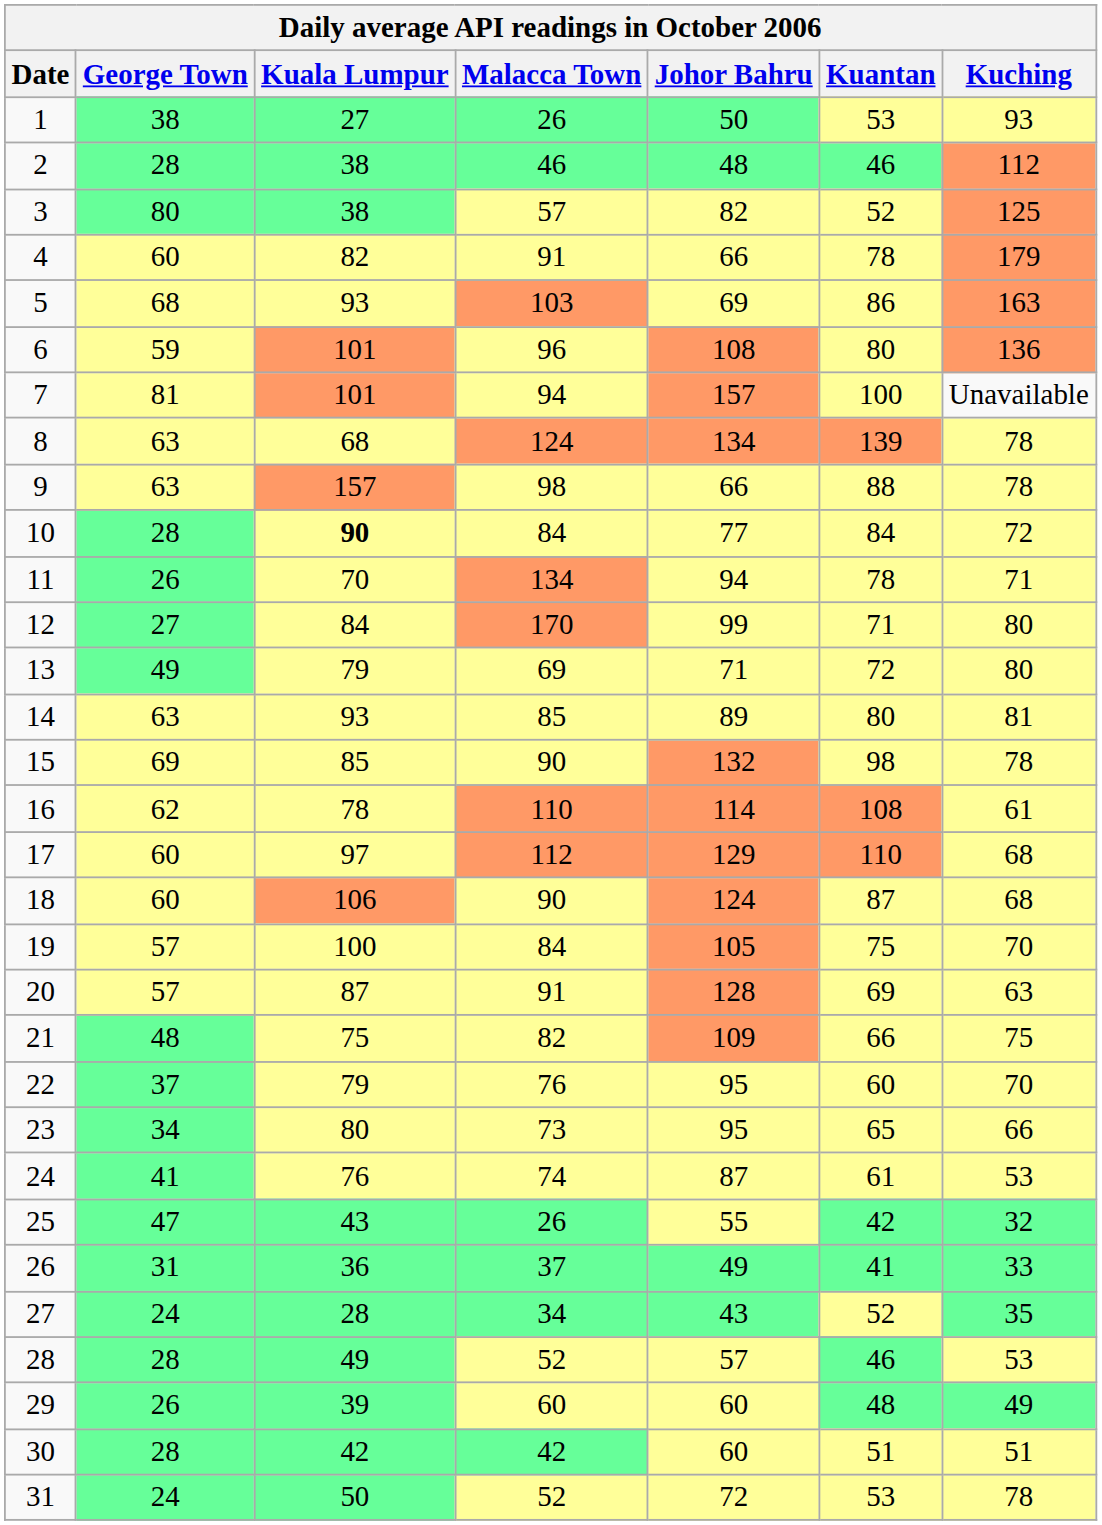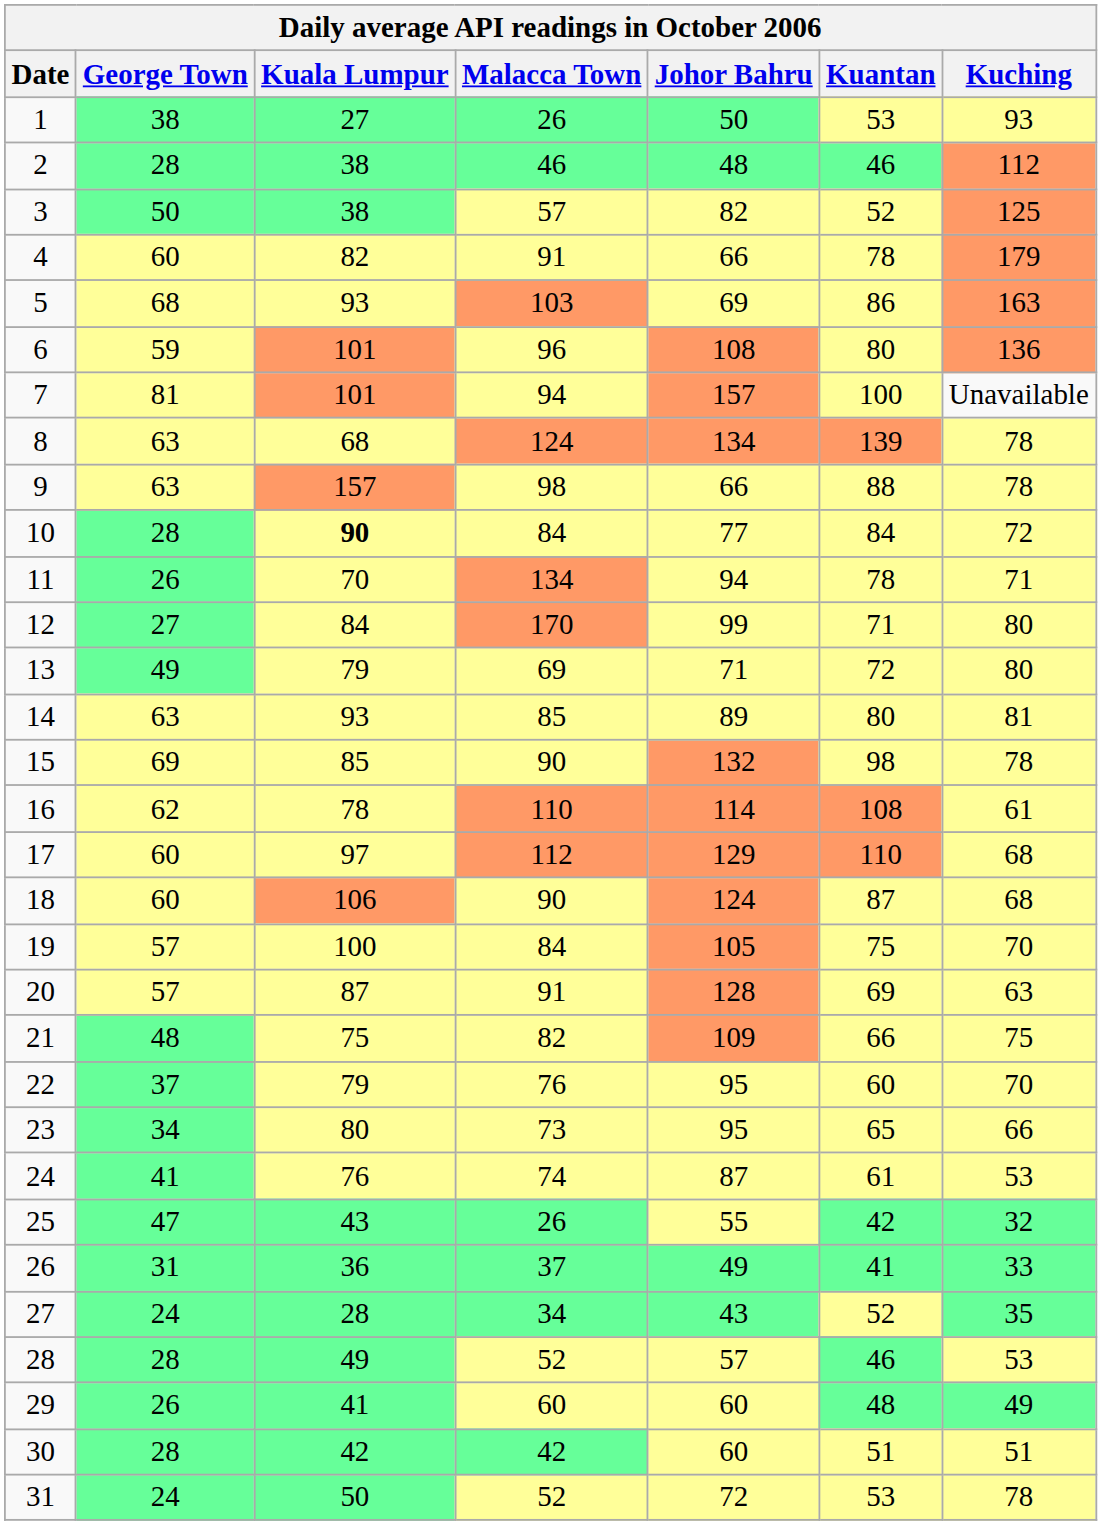(165, 211) 80 -> (165, 211) 50
(355, 1405) 39 -> (355, 1405) 41
